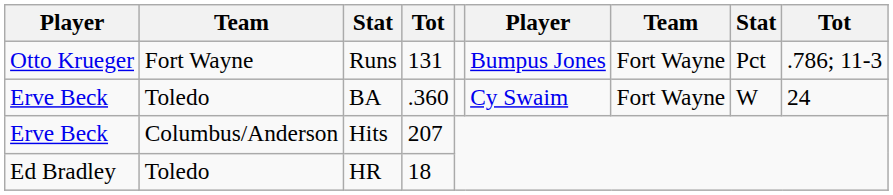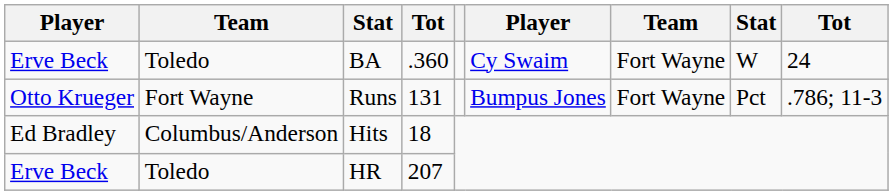rows swapped: (365, 97) <-> (373, 60)
(59, 134) Erve Beck -> (63, 134) Ed Bradley
(425, 134) 207 -> (419, 134) 18
(63, 171) Ed Bradley -> (59, 171) Erve Beck
(419, 171) 18 -> (425, 171) 207
